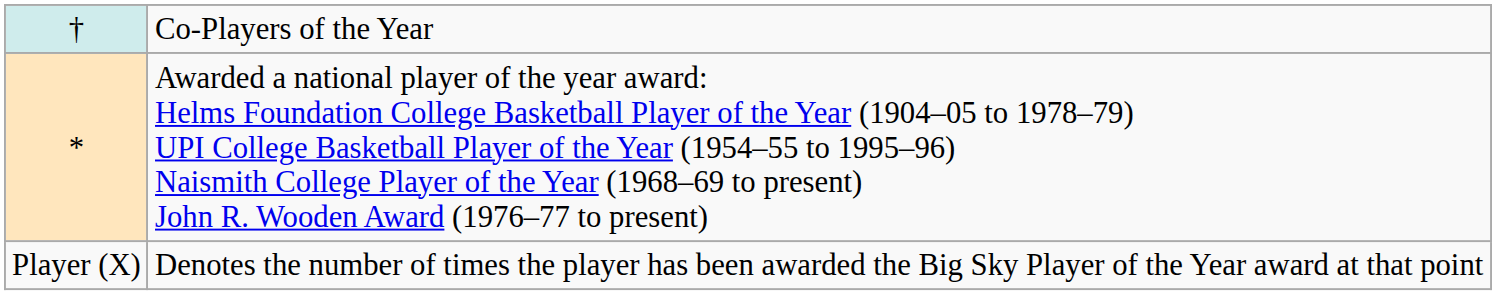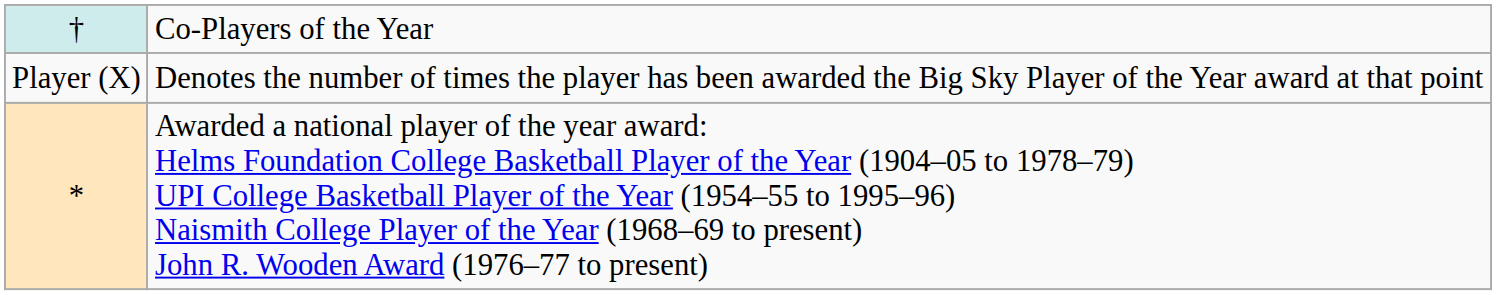rows swapped: (76, 146) <-> (76, 264)
